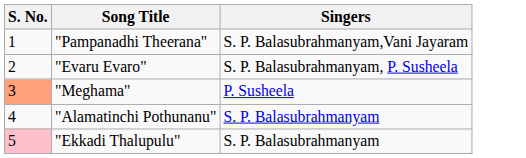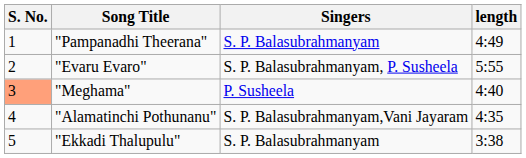+ column: (496, 16)
(346, 41) S. P. Balasubrahmanyam,Vani Jayaram -> (301, 41) S. P. Balasubrahmanyam
(301, 116) S. P. Balasubrahmanyam -> (346, 116) S. P. Balasubrahmanyam,Vani Jayaram
(12, 141) pink background -> (12, 141) no background
